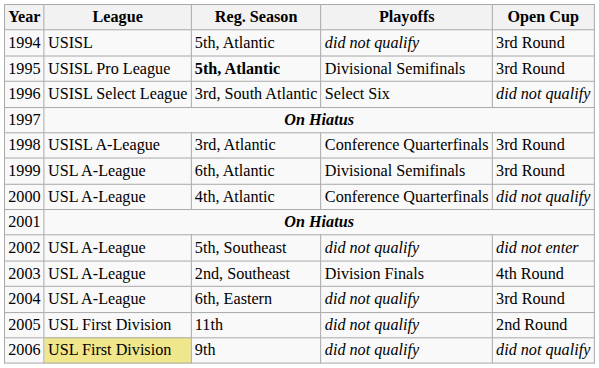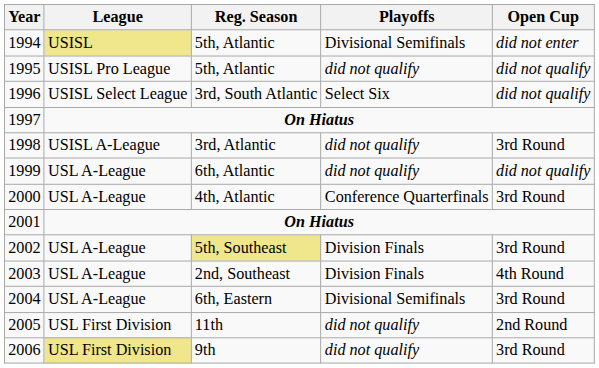(70, 42) no background -> (70, 42) khaki background
(372, 42) did not qualify -> (395, 42) Divisional Semifinals
(530, 42) 3rd Round -> (537, 42) did not enter
(238, 68) bold -> (235, 68) normal
(395, 68) Divisional Semifinals -> (372, 68) did not qualify
(530, 68) 3rd Round -> (543, 68) did not qualify
(407, 145) Conference Quarterfinals -> (372, 145) did not qualify
(395, 171) Divisional Semifinals -> (372, 171) did not qualify
(530, 171) 3rd Round -> (543, 171) did not qualify
(543, 196) did not qualify -> (530, 196) 3rd Round
(241, 247) no background -> (241, 247) khaki background
(372, 247) did not qualify -> (374, 247) Division Finals
(537, 247) did not enter -> (530, 247) 3rd Round
(372, 299) did not qualify -> (395, 299) Divisional Semifinals
(543, 350) did not qualify -> (530, 350) 3rd Round
